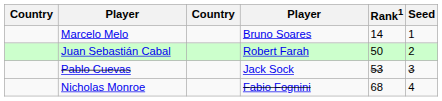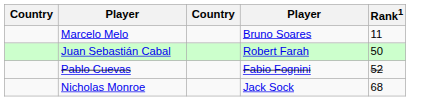- column: (422, 14)
(377, 34) 14 -> (376, 34) 11
(268, 69) Jack Sock -> (277, 69) Fabio Fognini
(377, 69) 53 -> (377, 69) 52
(277, 87) Fabio Fognini -> (268, 87) Jack Sock
